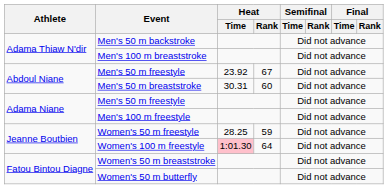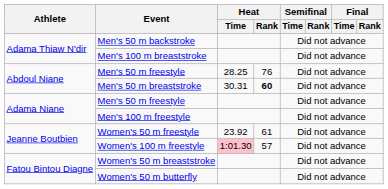(236, 71) 23.92 -> (236, 71) 28.25
(267, 71) 67 -> (267, 71) 76
(267, 86) normal -> (267, 86) bold
(236, 132) 28.25 -> (236, 132) 23.92
(267, 132) 59 -> (267, 132) 61
(267, 147) 64 -> (267, 147) 57
